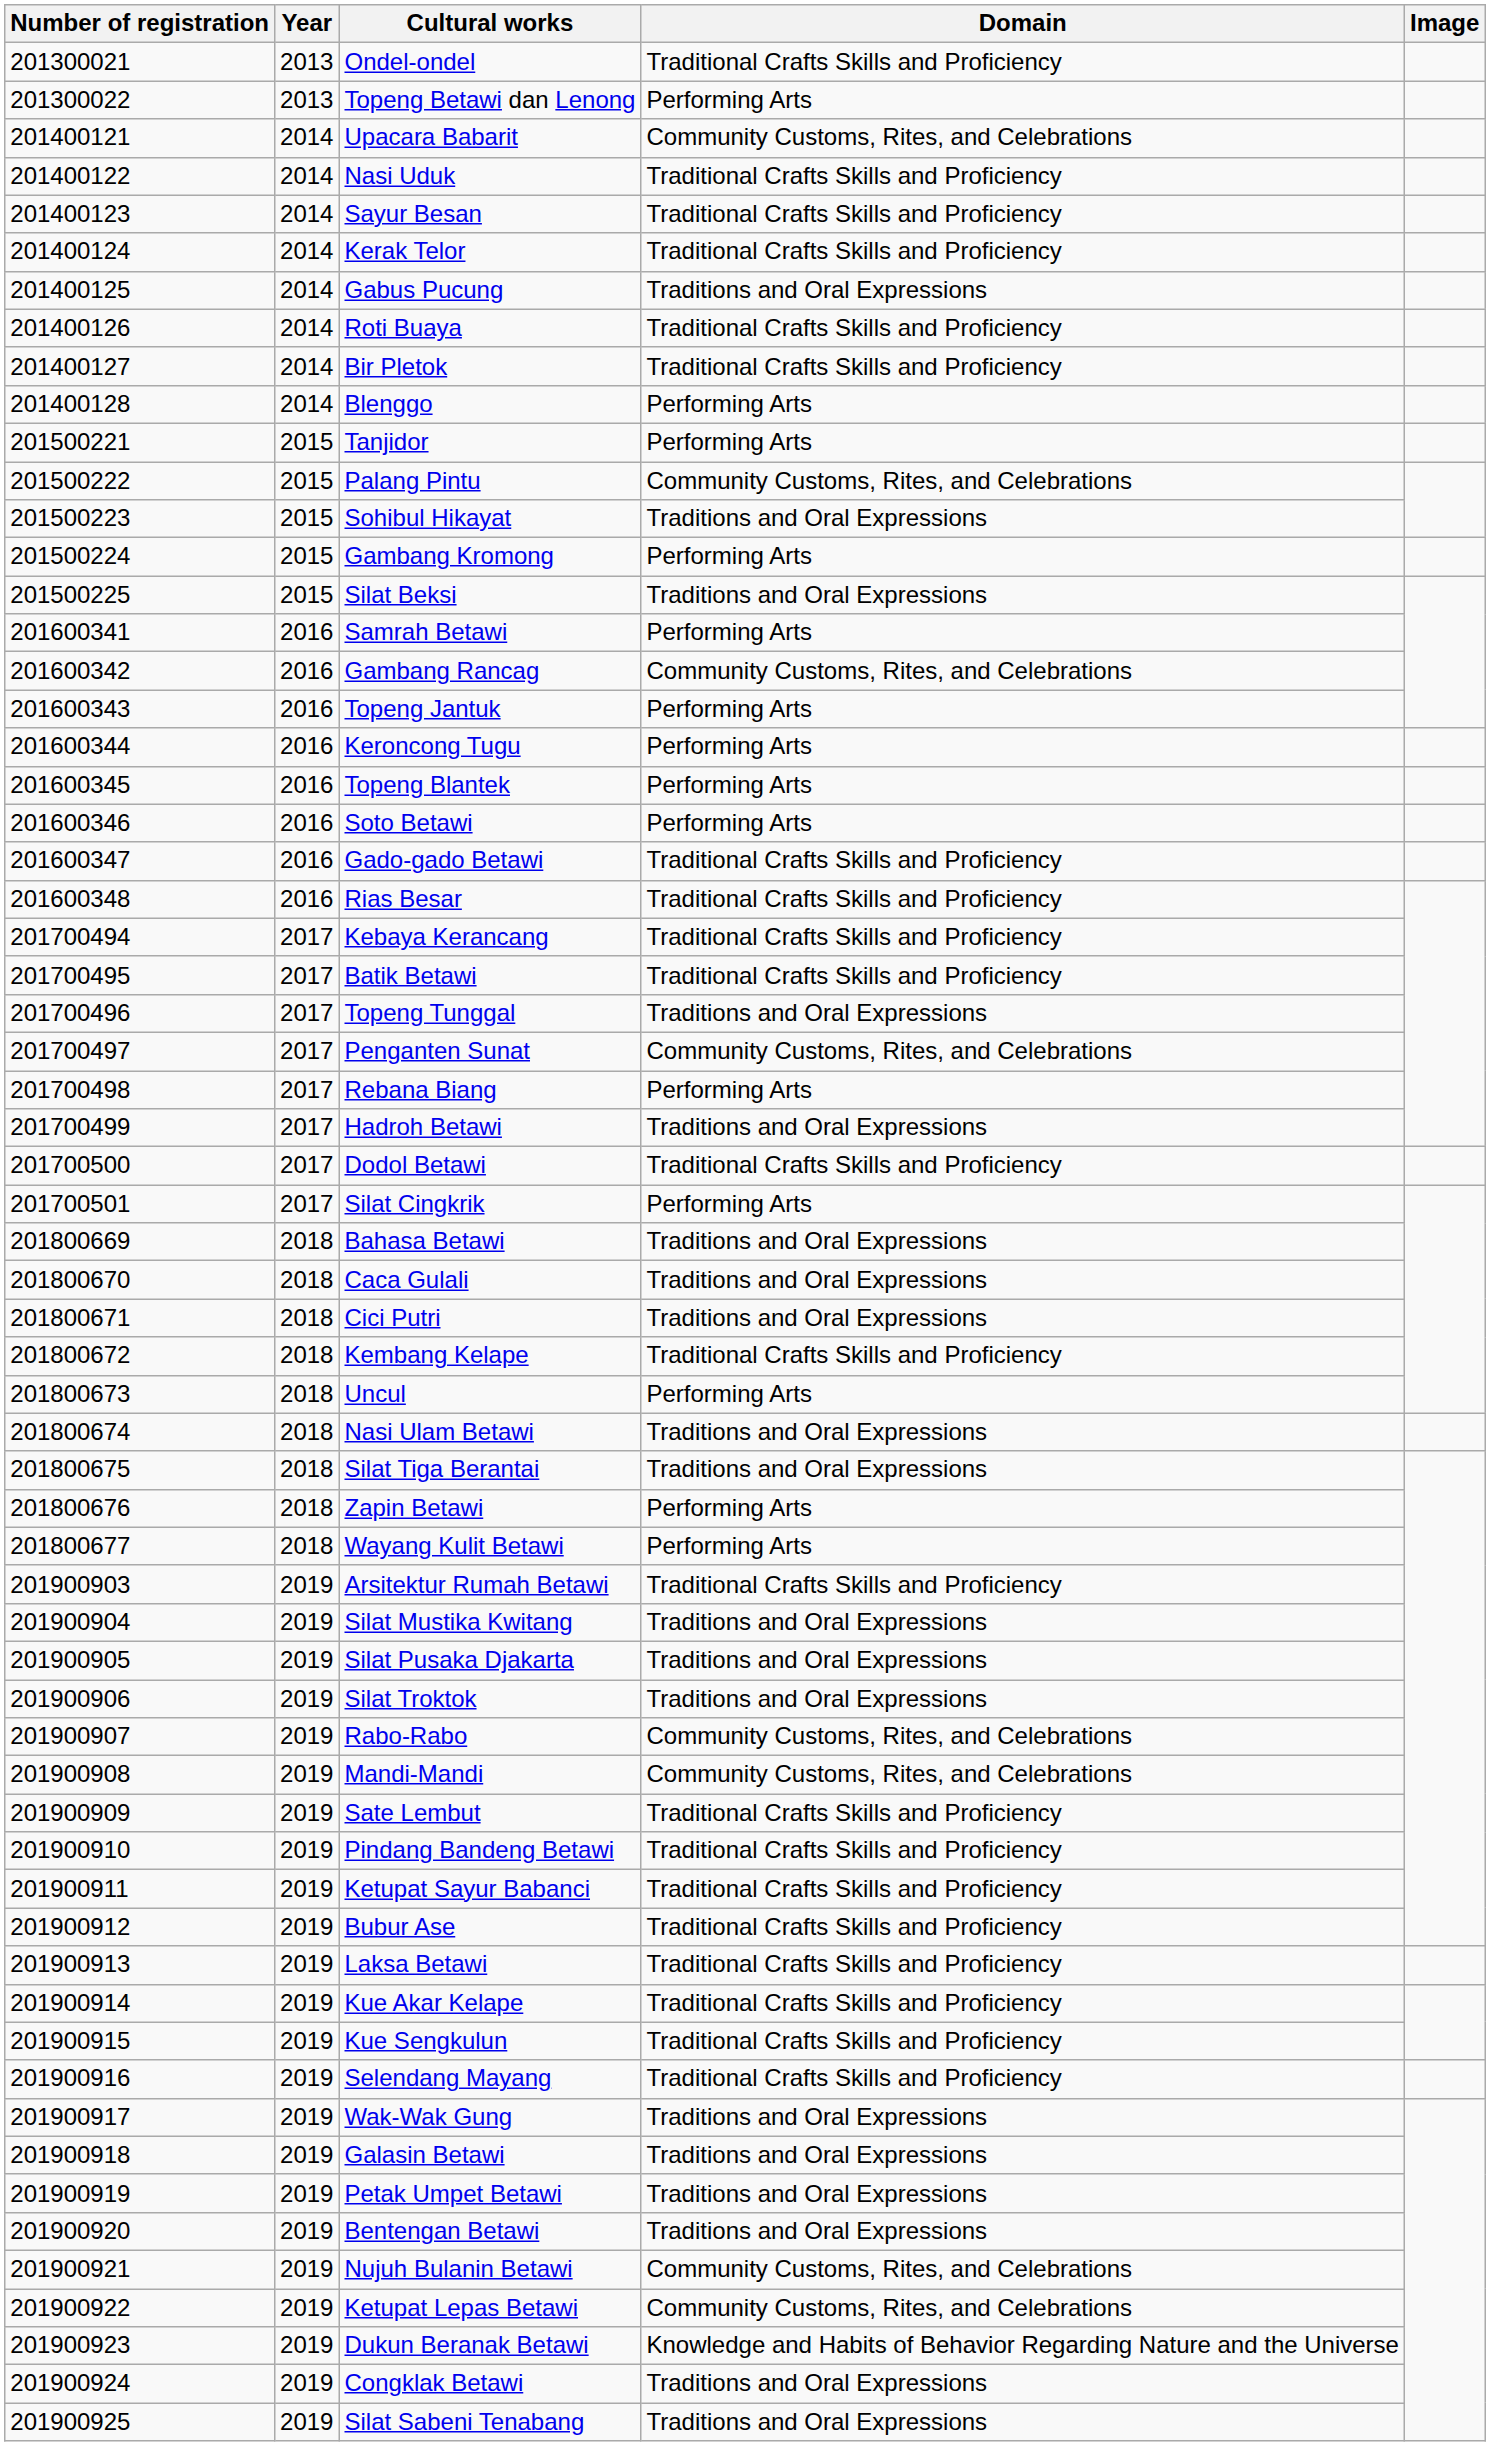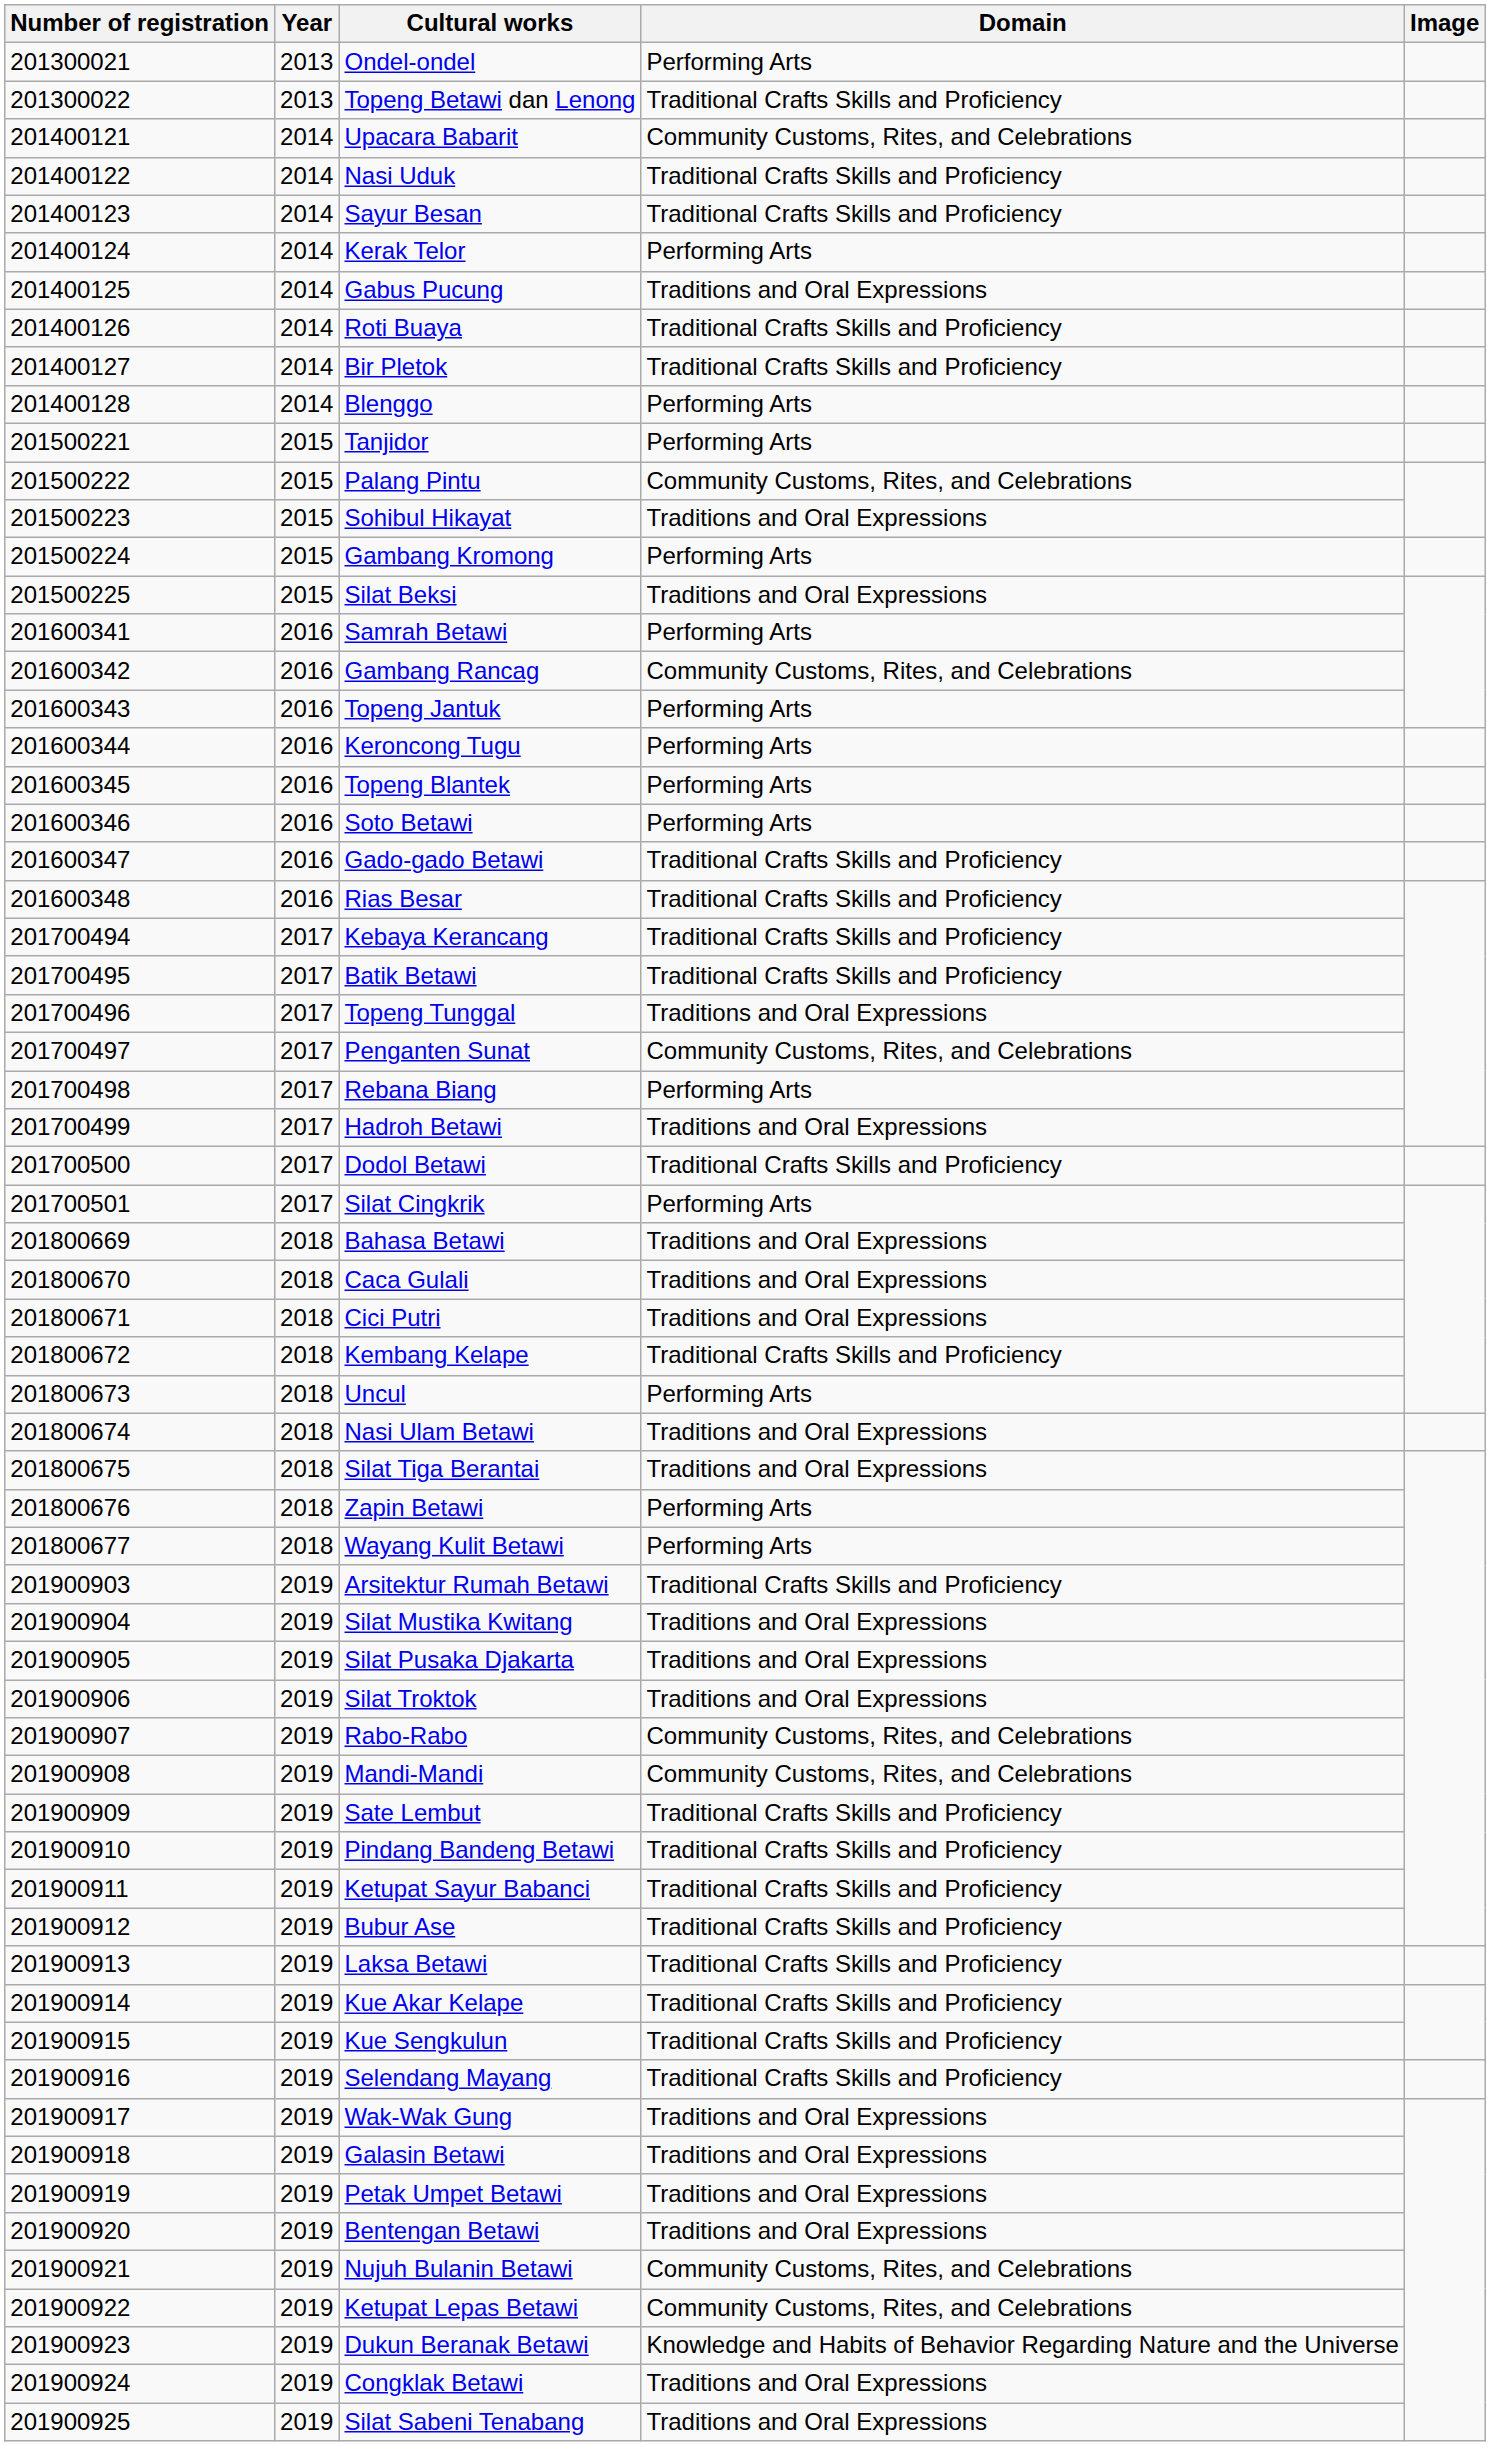(854, 61) Traditional Crafts Skills and Proficiency -> (729, 61) Performing Arts
(729, 99) Performing Arts -> (854, 99) Traditional Crafts Skills and Proficiency
(854, 251) Traditional Crafts Skills and Proficiency -> (729, 251) Performing Arts
